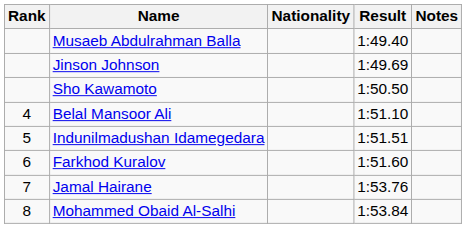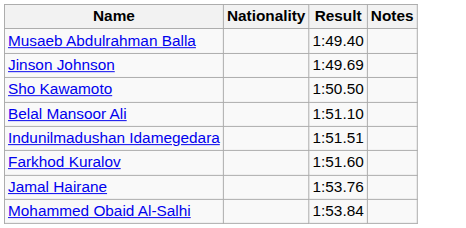- column: (27, 16)
